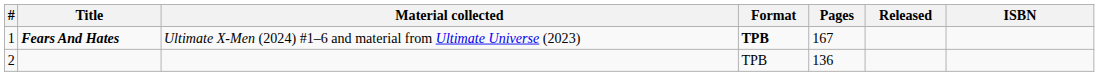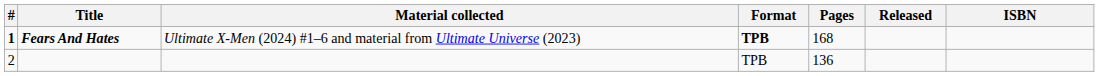(11, 37) normal -> (11, 37) bold
(823, 37) 167 -> (823, 37) 168
